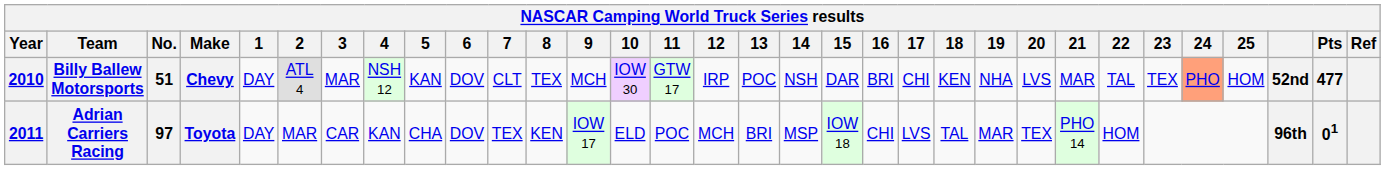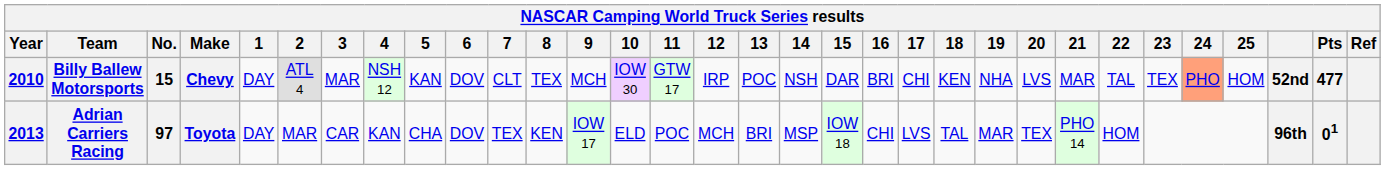(164, 79) 51 -> (164, 79) 15
(26, 133) 2011 -> (26, 133) 2013
